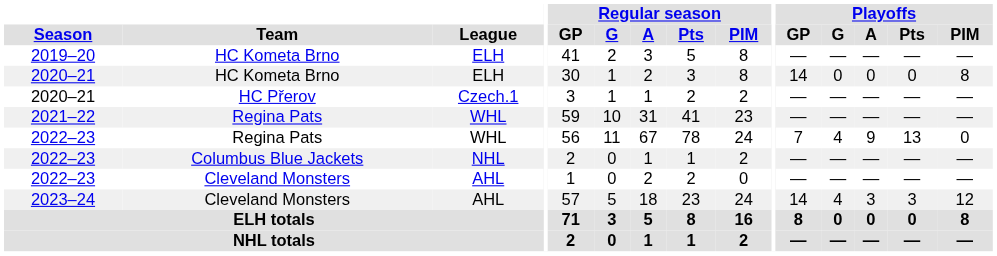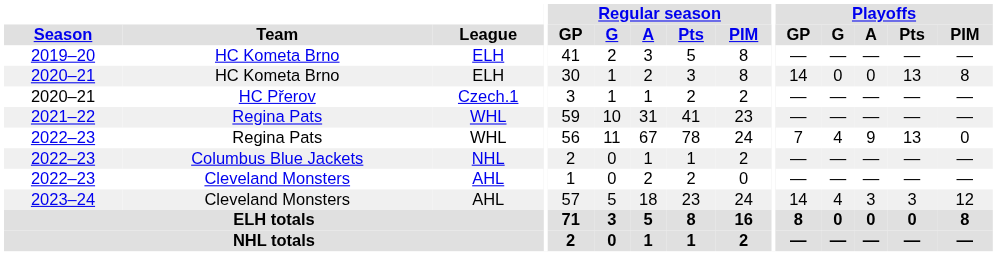(912, 76) 0 -> (912, 76) 13
